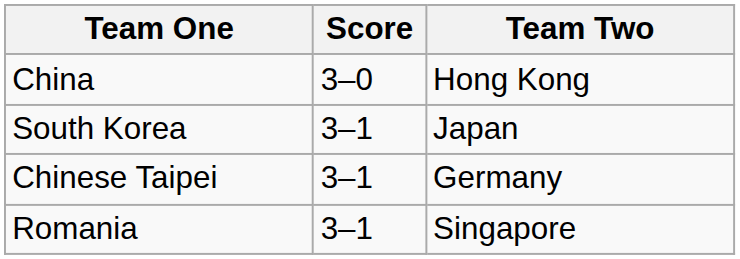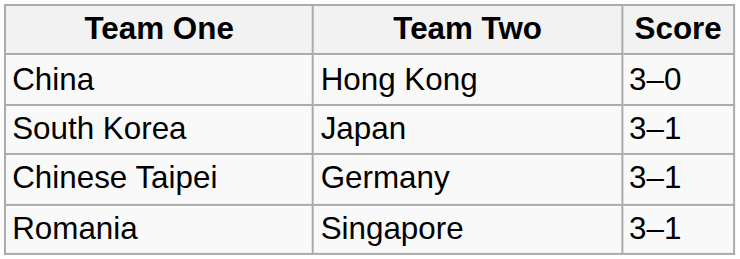columns swapped: (580, 29) <-> (370, 29)
